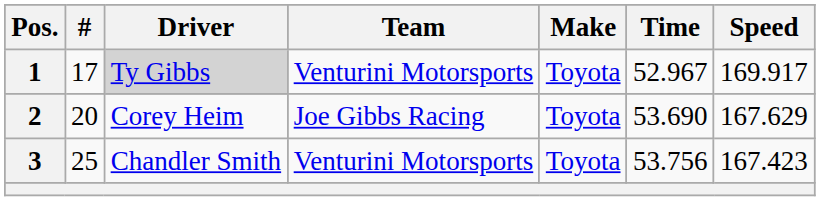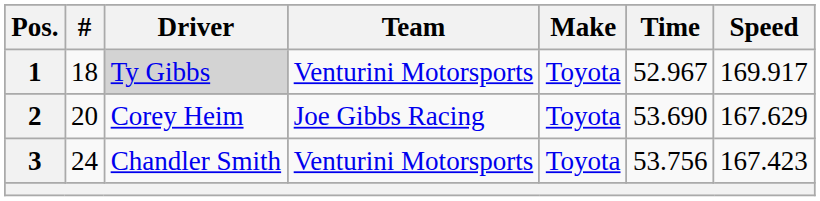(85, 71) 17 -> (85, 71) 18
(85, 160) 25 -> (85, 160) 24
